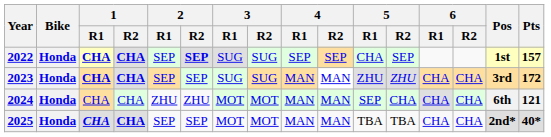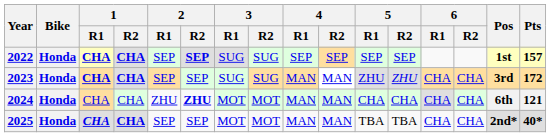(370, 57) CHA -> (371, 57) SEP
(197, 100) normal -> (197, 100) bold
(370, 100) SEP -> (371, 100) CHA
